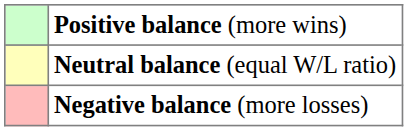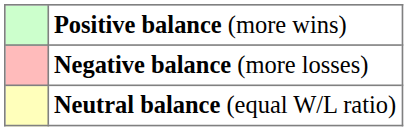rows swapped: (225, 64) <-> (211, 105)
